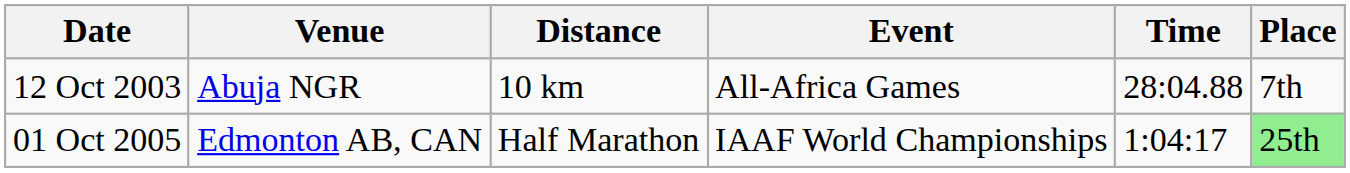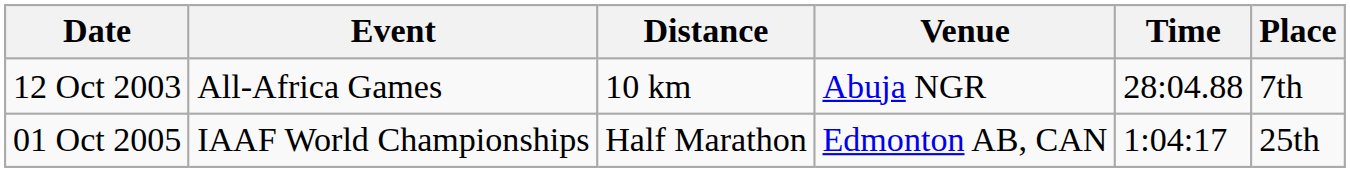columns swapped: (911, 31) <-> (340, 31)
(1289, 139) lightgreen background -> (1289, 139) no background
